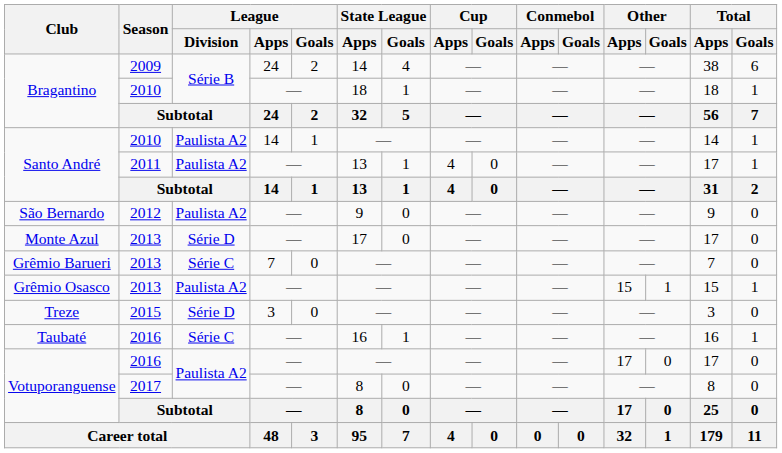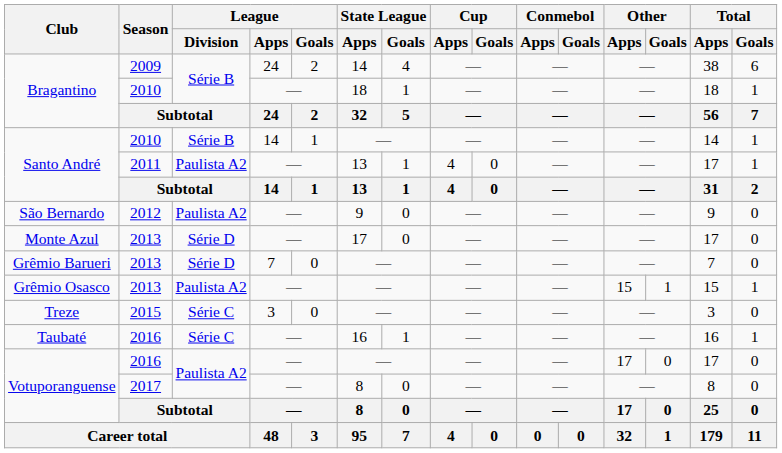(211, 139) Paulista A2 -> (211, 139) Série B
(211, 262) Série C -> (211, 262) Série D
(211, 312) Série D -> (211, 312) Série C
